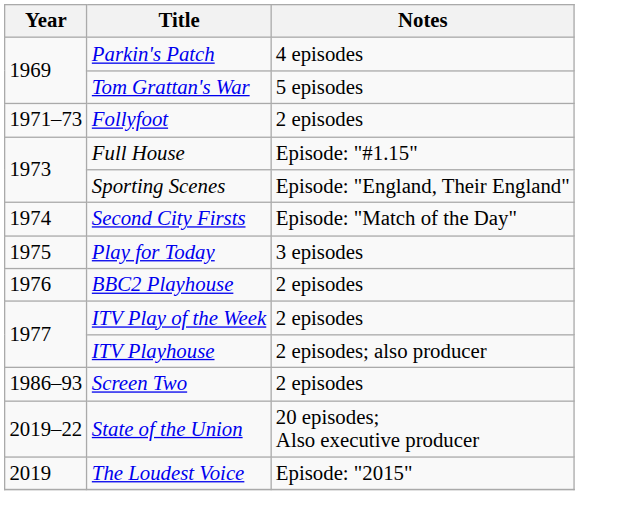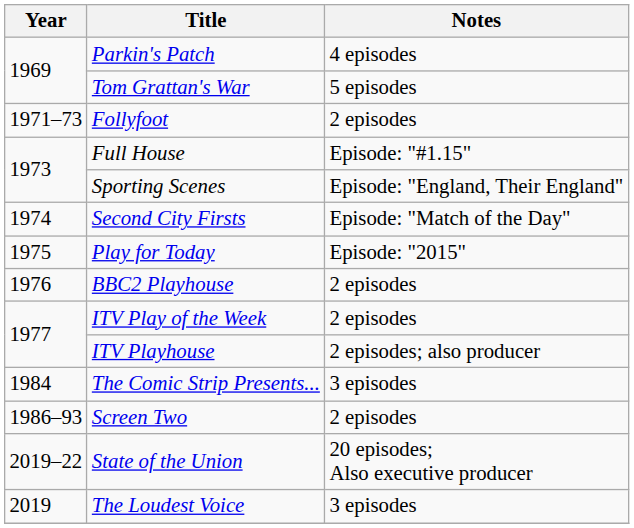(319, 251) 3 episodes -> (398, 251) Episode: "2015"
+ row: (206, 383)
(344, 473) Episode: "2015" -> (373, 506) 3 episodes
